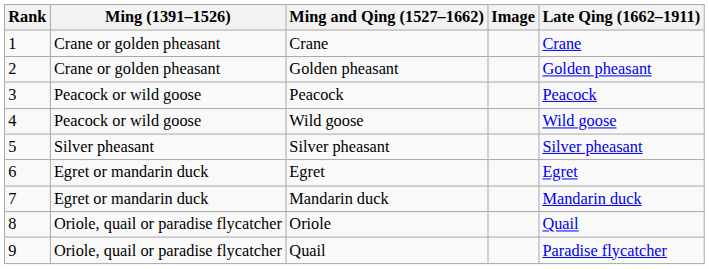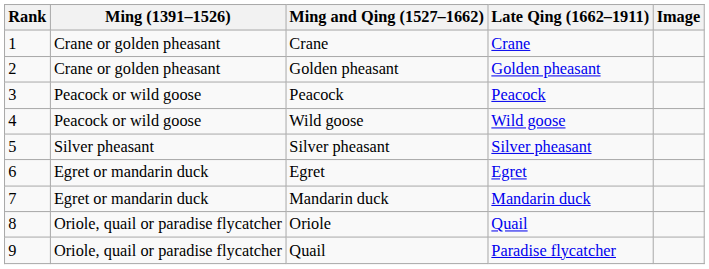columns swapped: (621, 17) <-> (513, 17)
